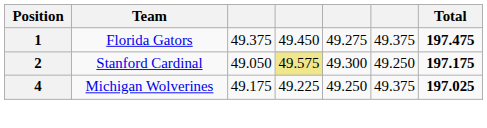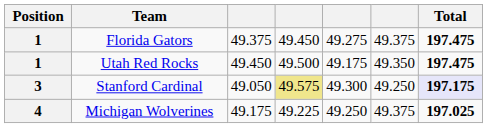+ row: (149, 63)
(38, 63) 2 -> (38, 87) 3
(450, 63) no background -> (450, 87) lavender background
